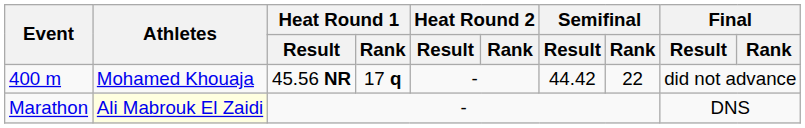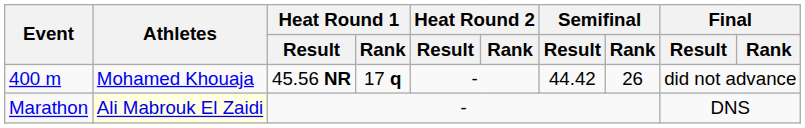(633, 79) 22 -> (633, 79) 26
